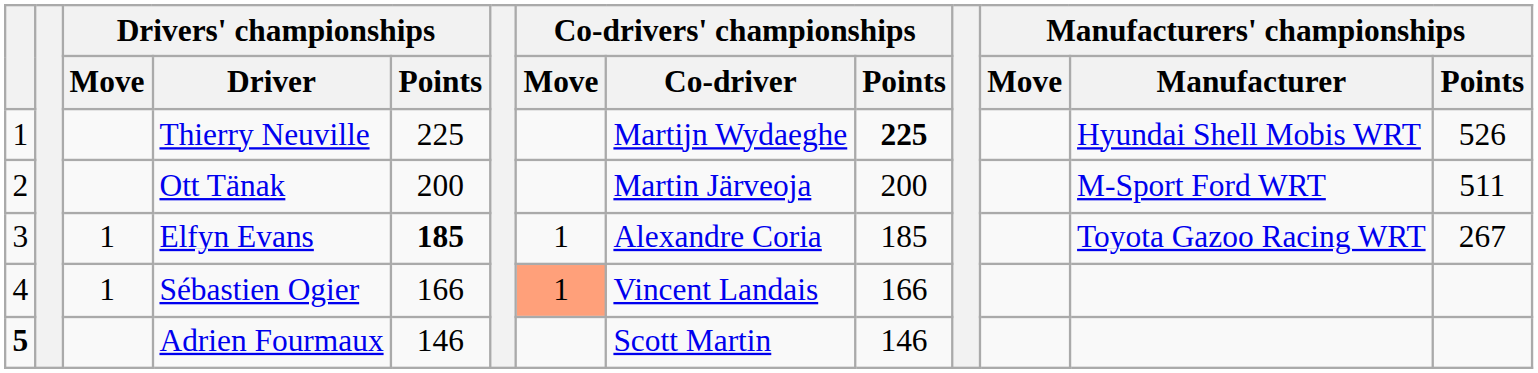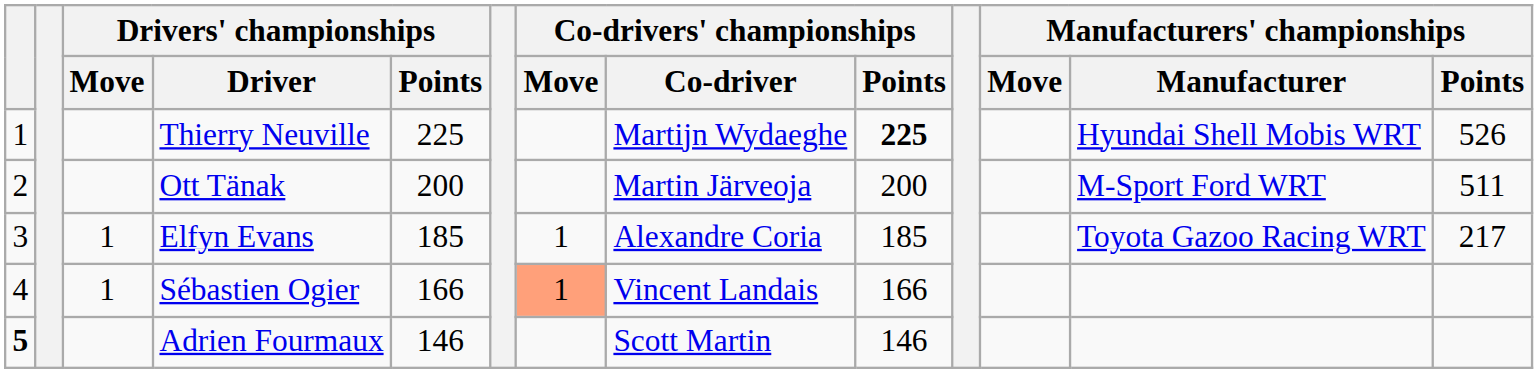(440, 237) bold -> (440, 237) normal
(1482, 237) 267 -> (1482, 237) 217
